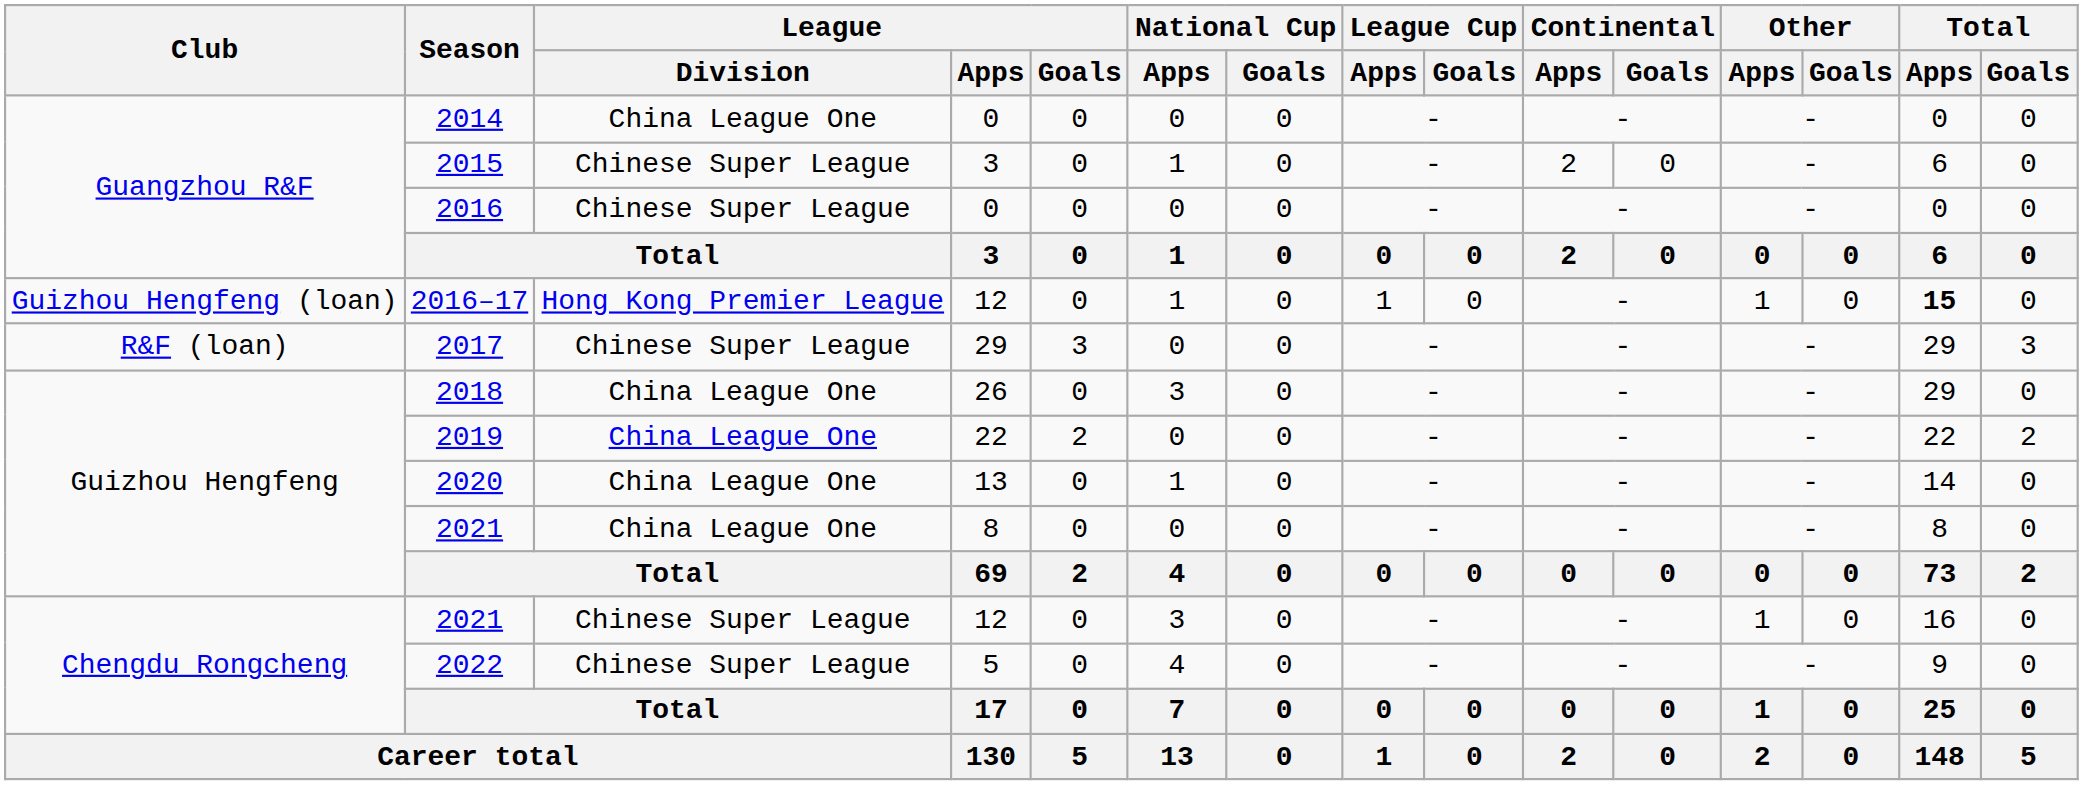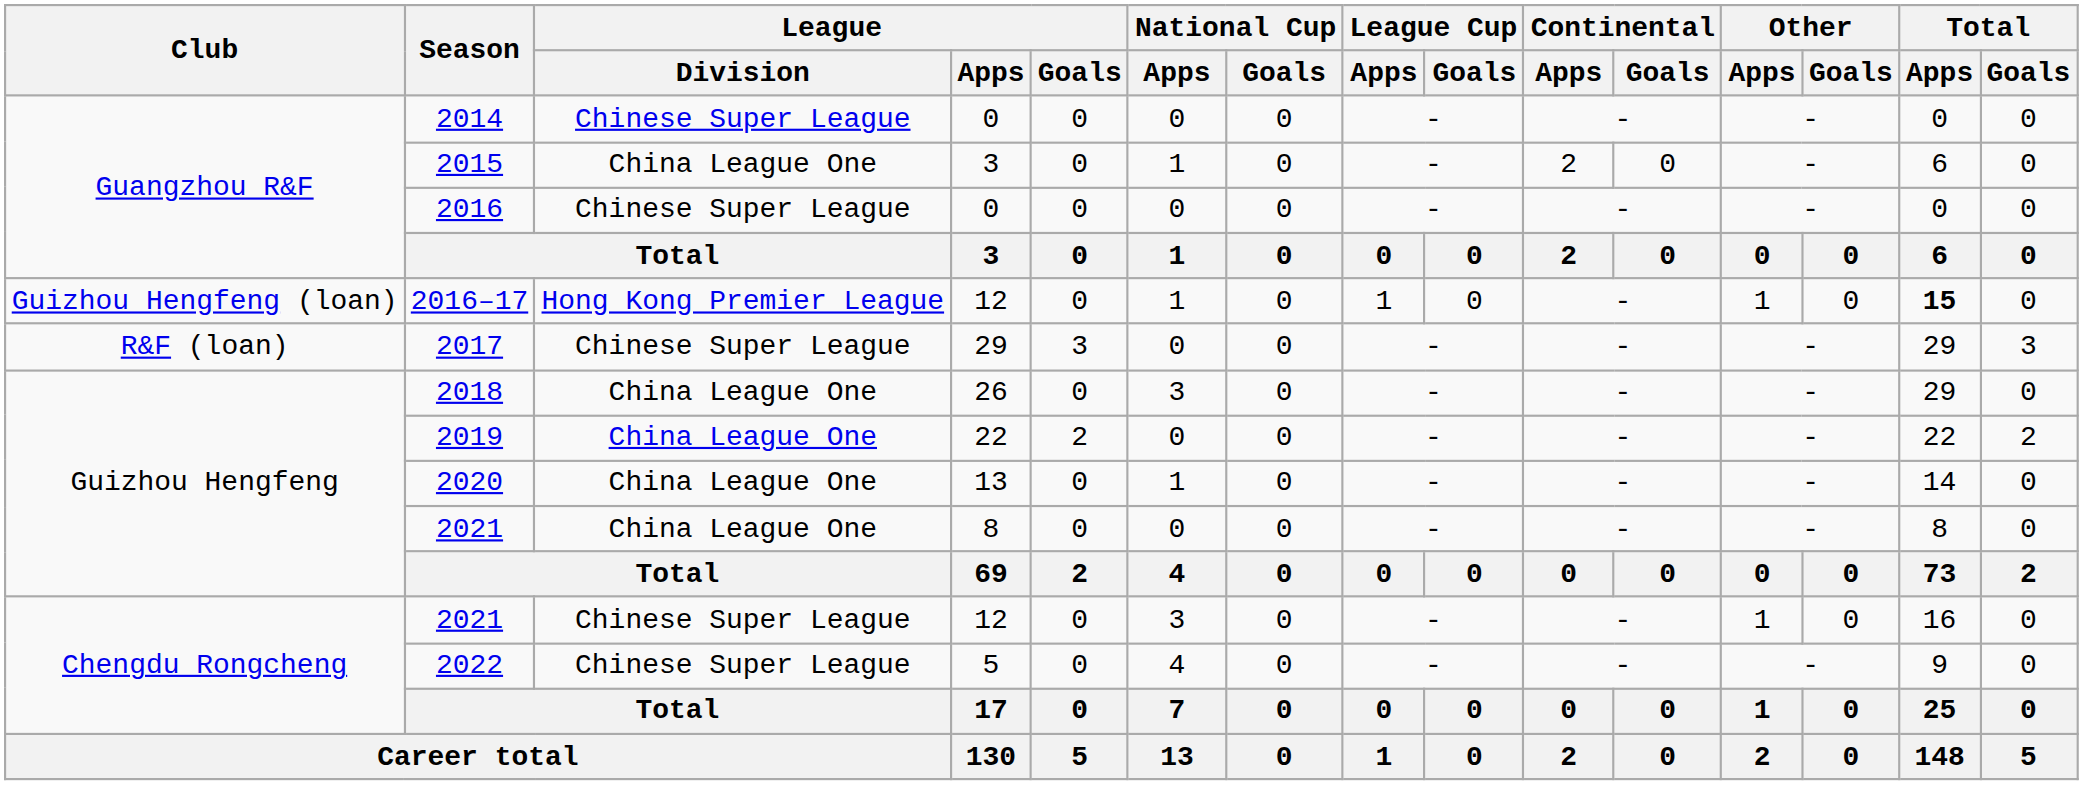(743, 119) China League One -> (743, 119) Chinese Super League
(743, 165) Chinese Super League -> (743, 165) China League One
